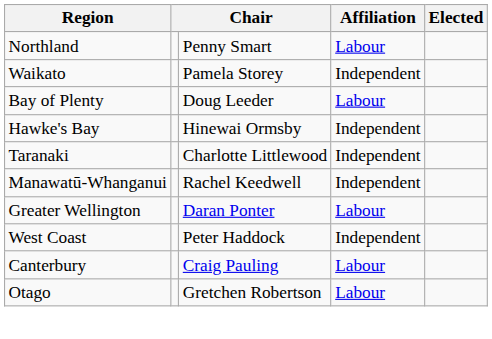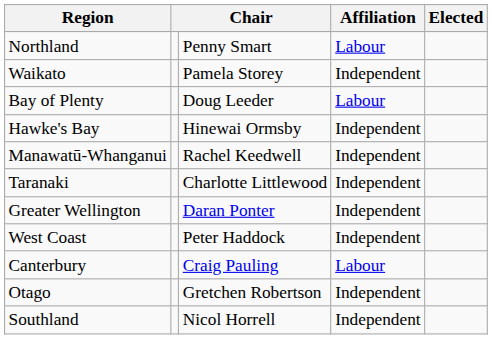rows swapped: (39, 155) <-> (88, 182)
(360, 210) Labour -> (378, 210) Independent
(360, 292) Labour -> (378, 292) Independent
+ row: (44, 319)
